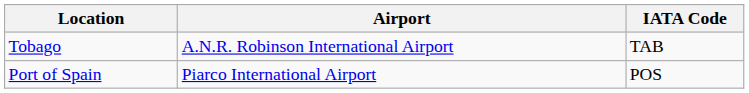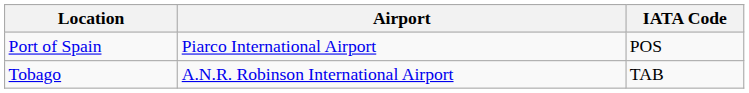rows swapped: (55, 74) <-> (35, 46)
